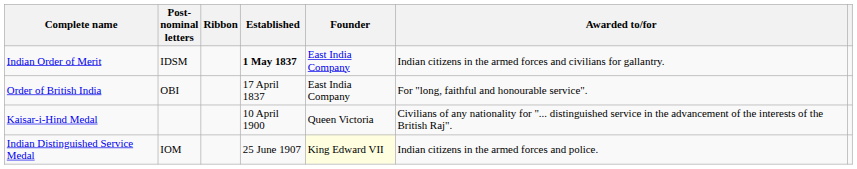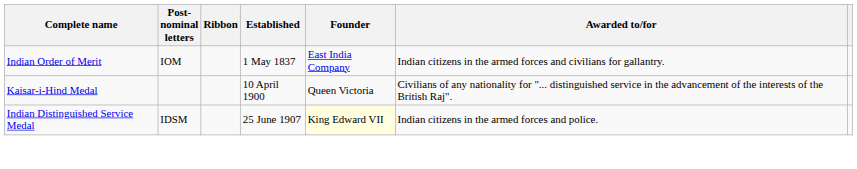(174, 60) IDSM -> (171, 60) IOM
(270, 60) bold -> (269, 60) normal
- row: (54, 90)
(171, 149) IOM -> (174, 119) IDSM
